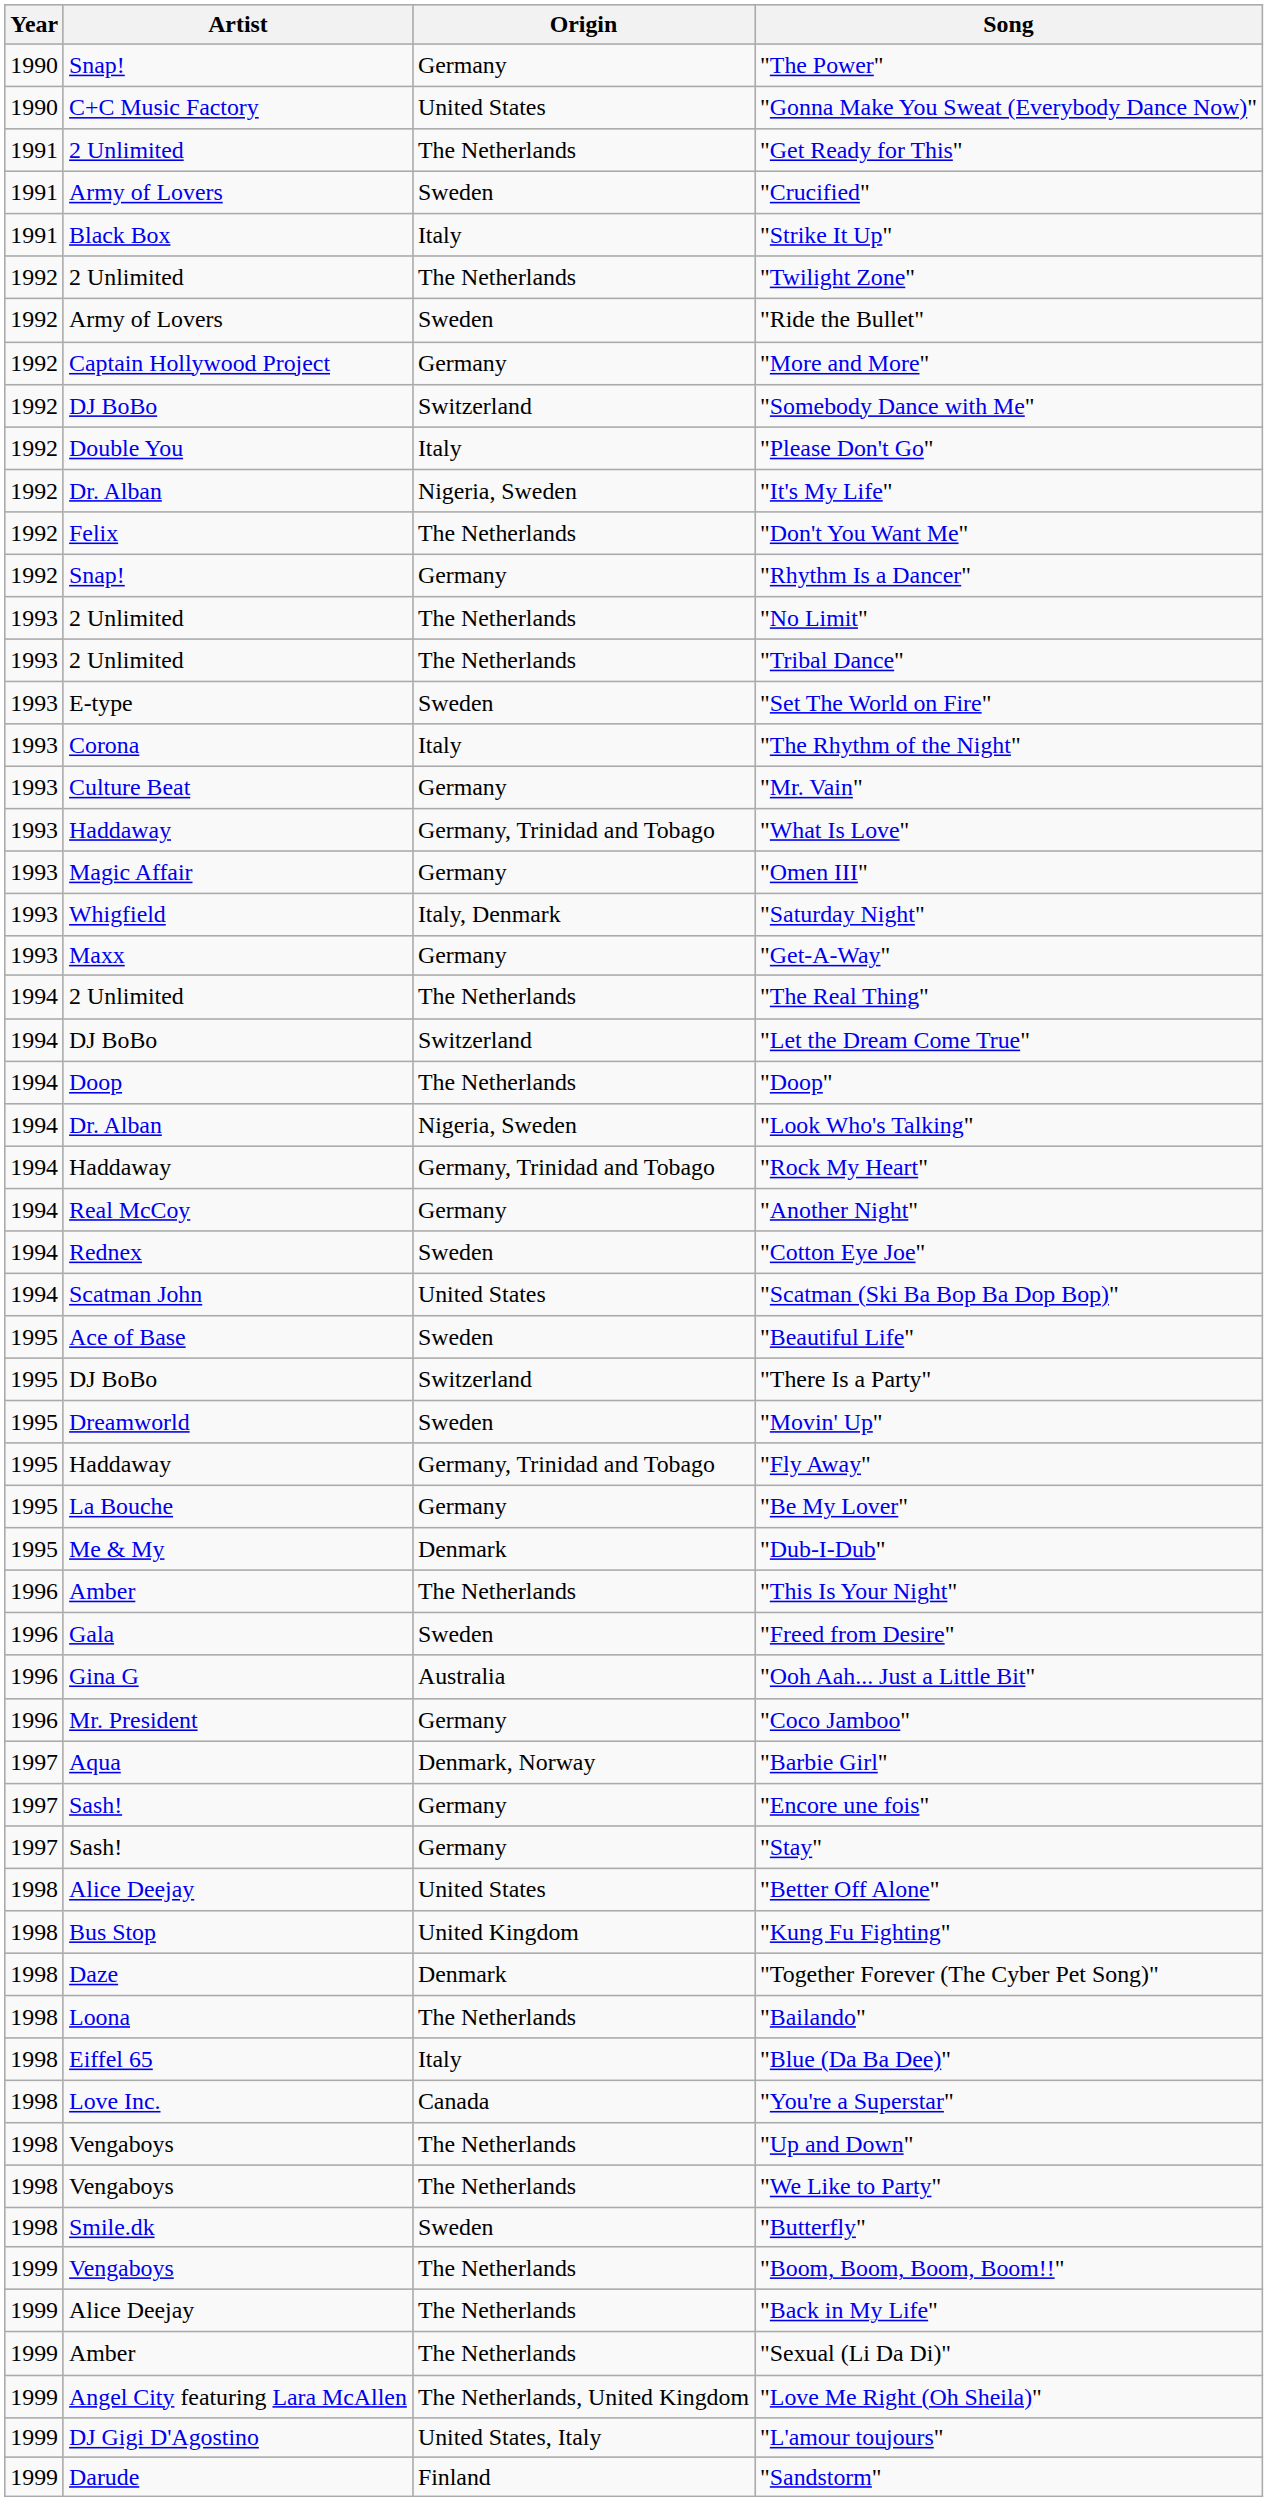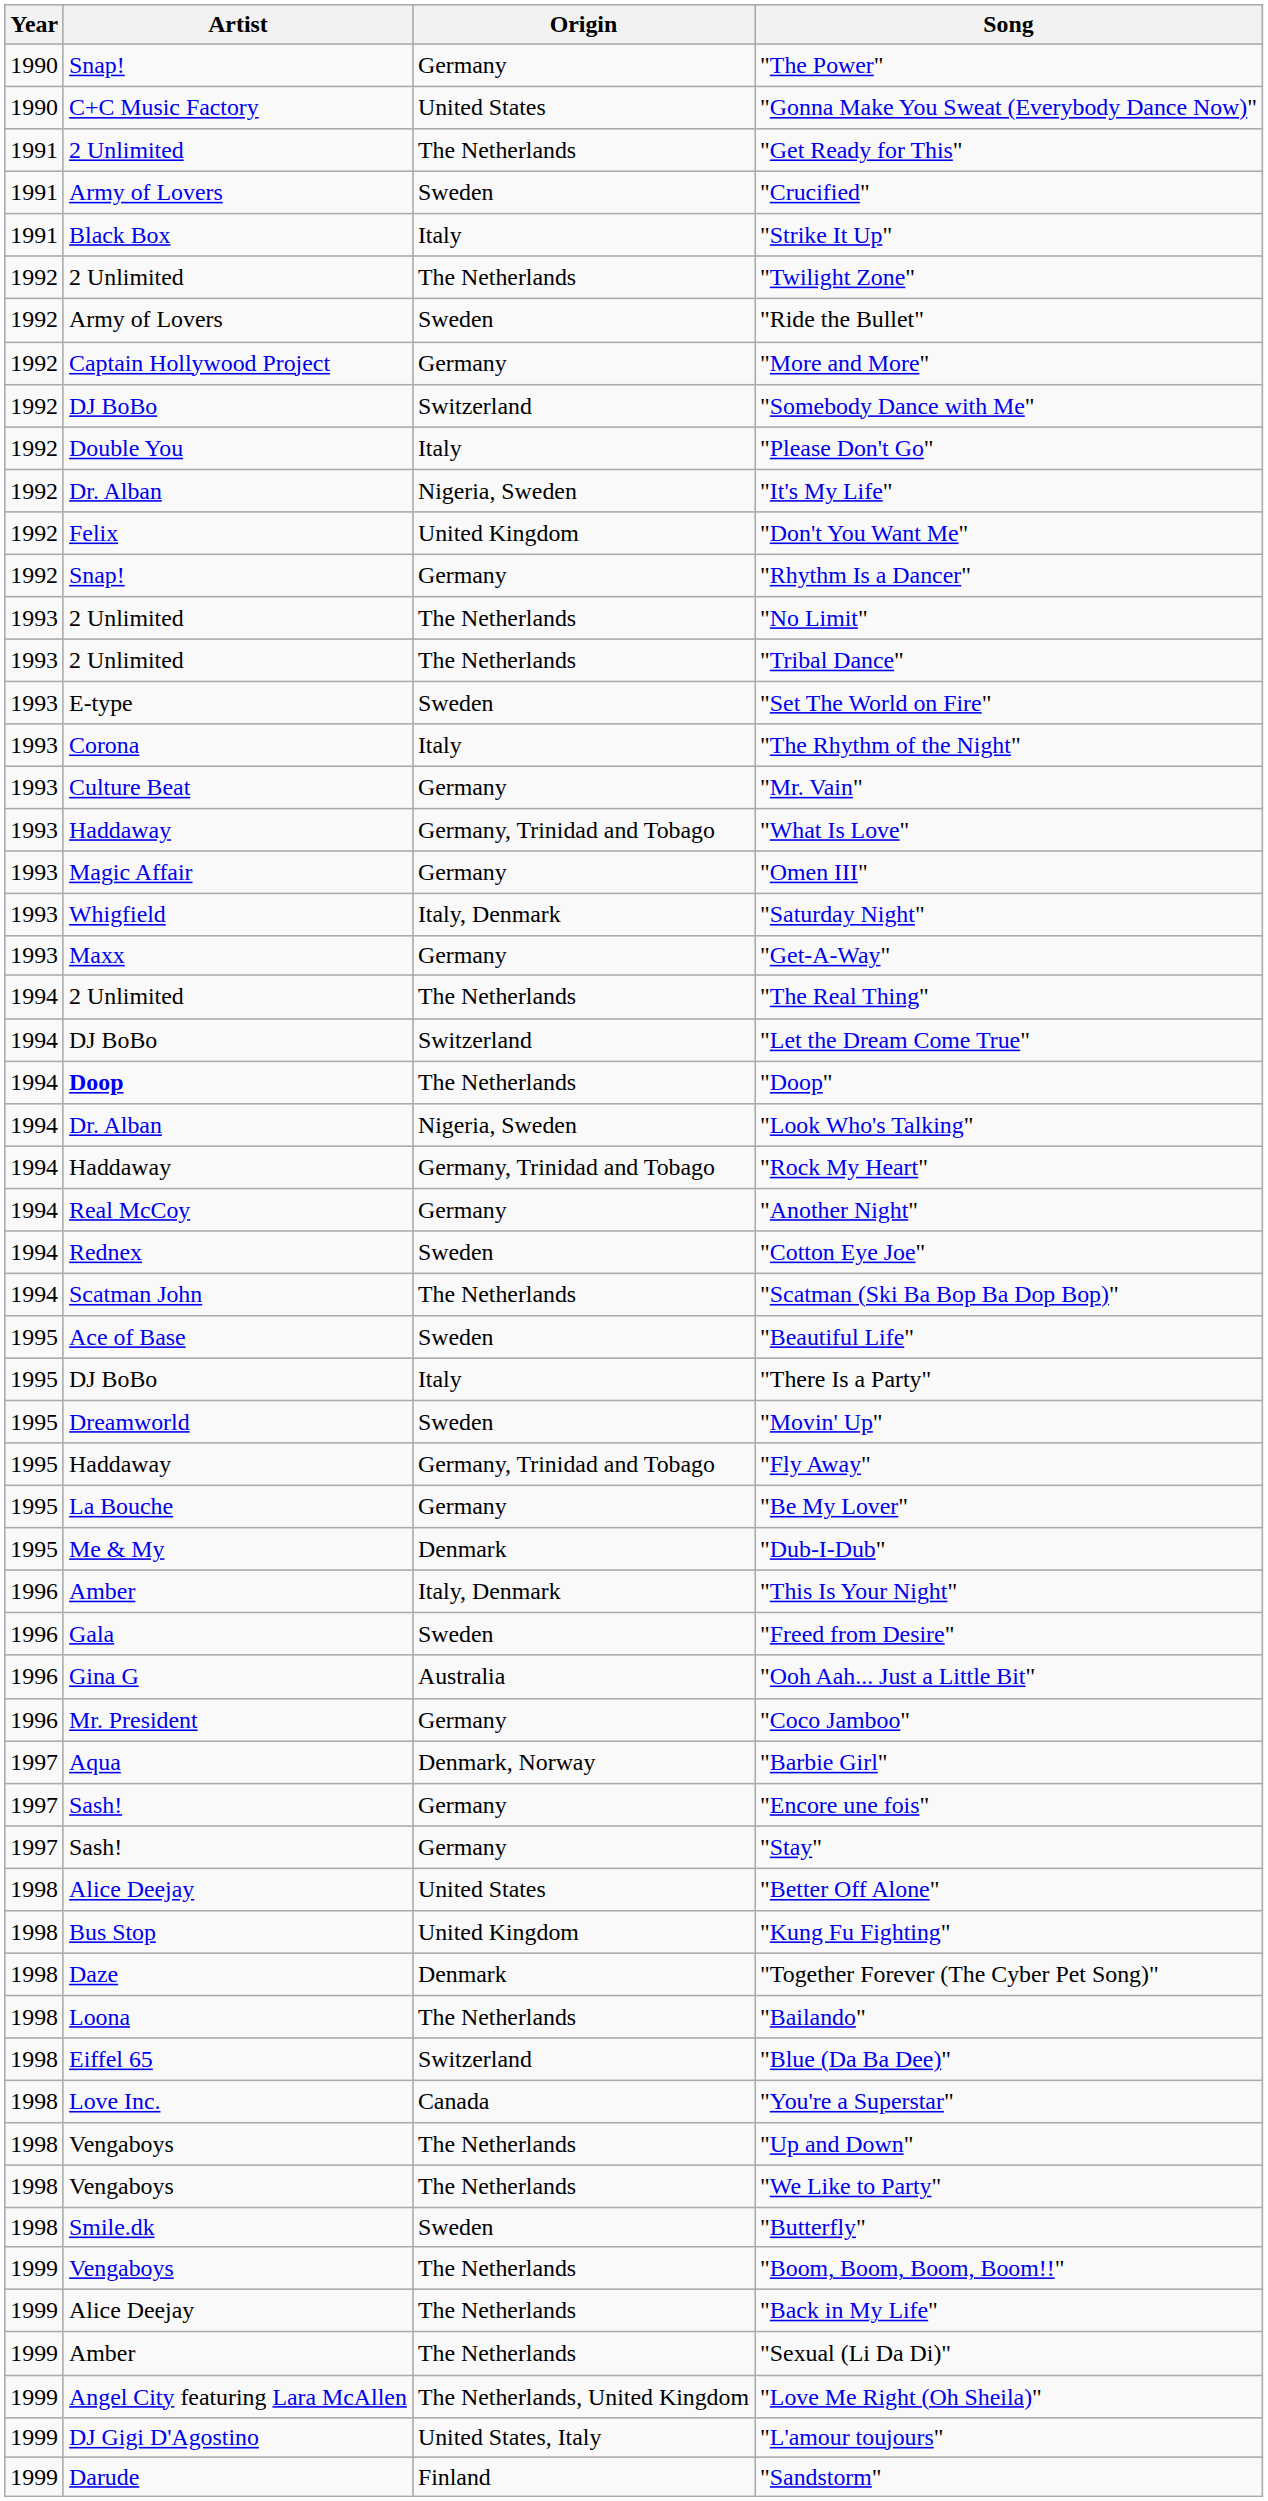(497, 532) The Netherlands -> (498, 532) United Kingdom
(96, 1081) normal -> (96, 1081) bold
(482, 1294) United States -> (497, 1294) The Netherlands
(475, 1379) Switzerland -> (440, 1379) Italy
(497, 1591) The Netherlands -> (489, 1591) Italy, Denmark
(440, 2059) Italy -> (475, 2059) Switzerland
